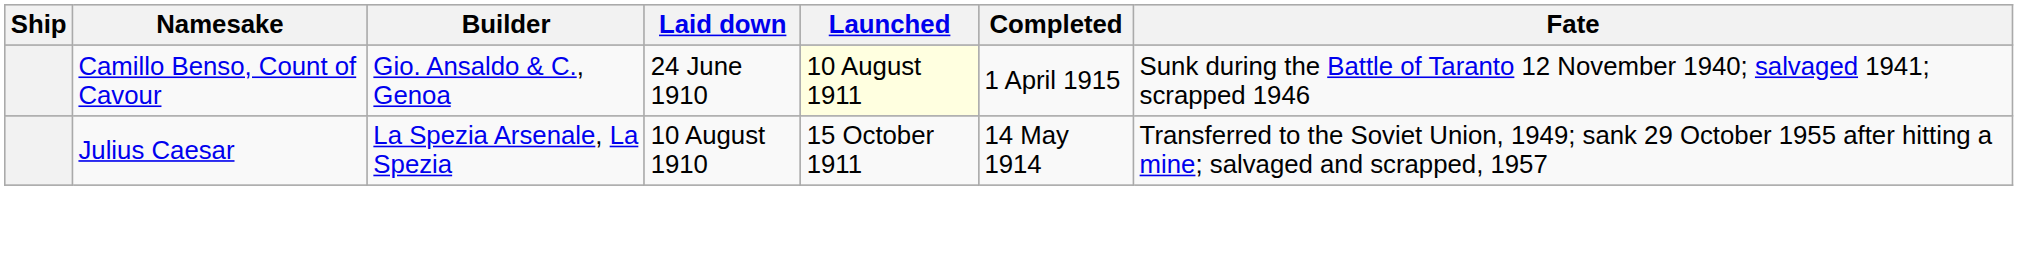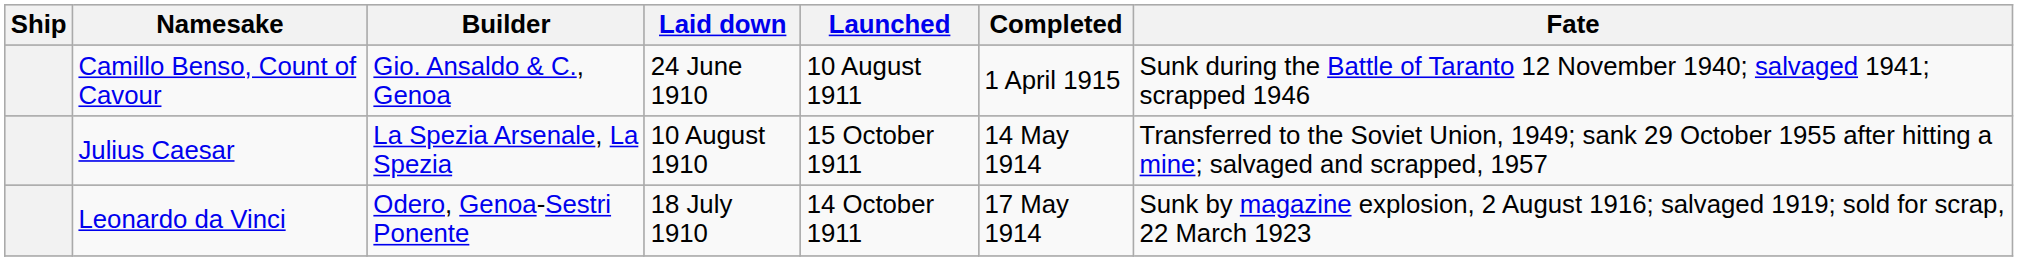(864, 80) lightyellow background -> (864, 80) no background
+ row: (182, 219)
